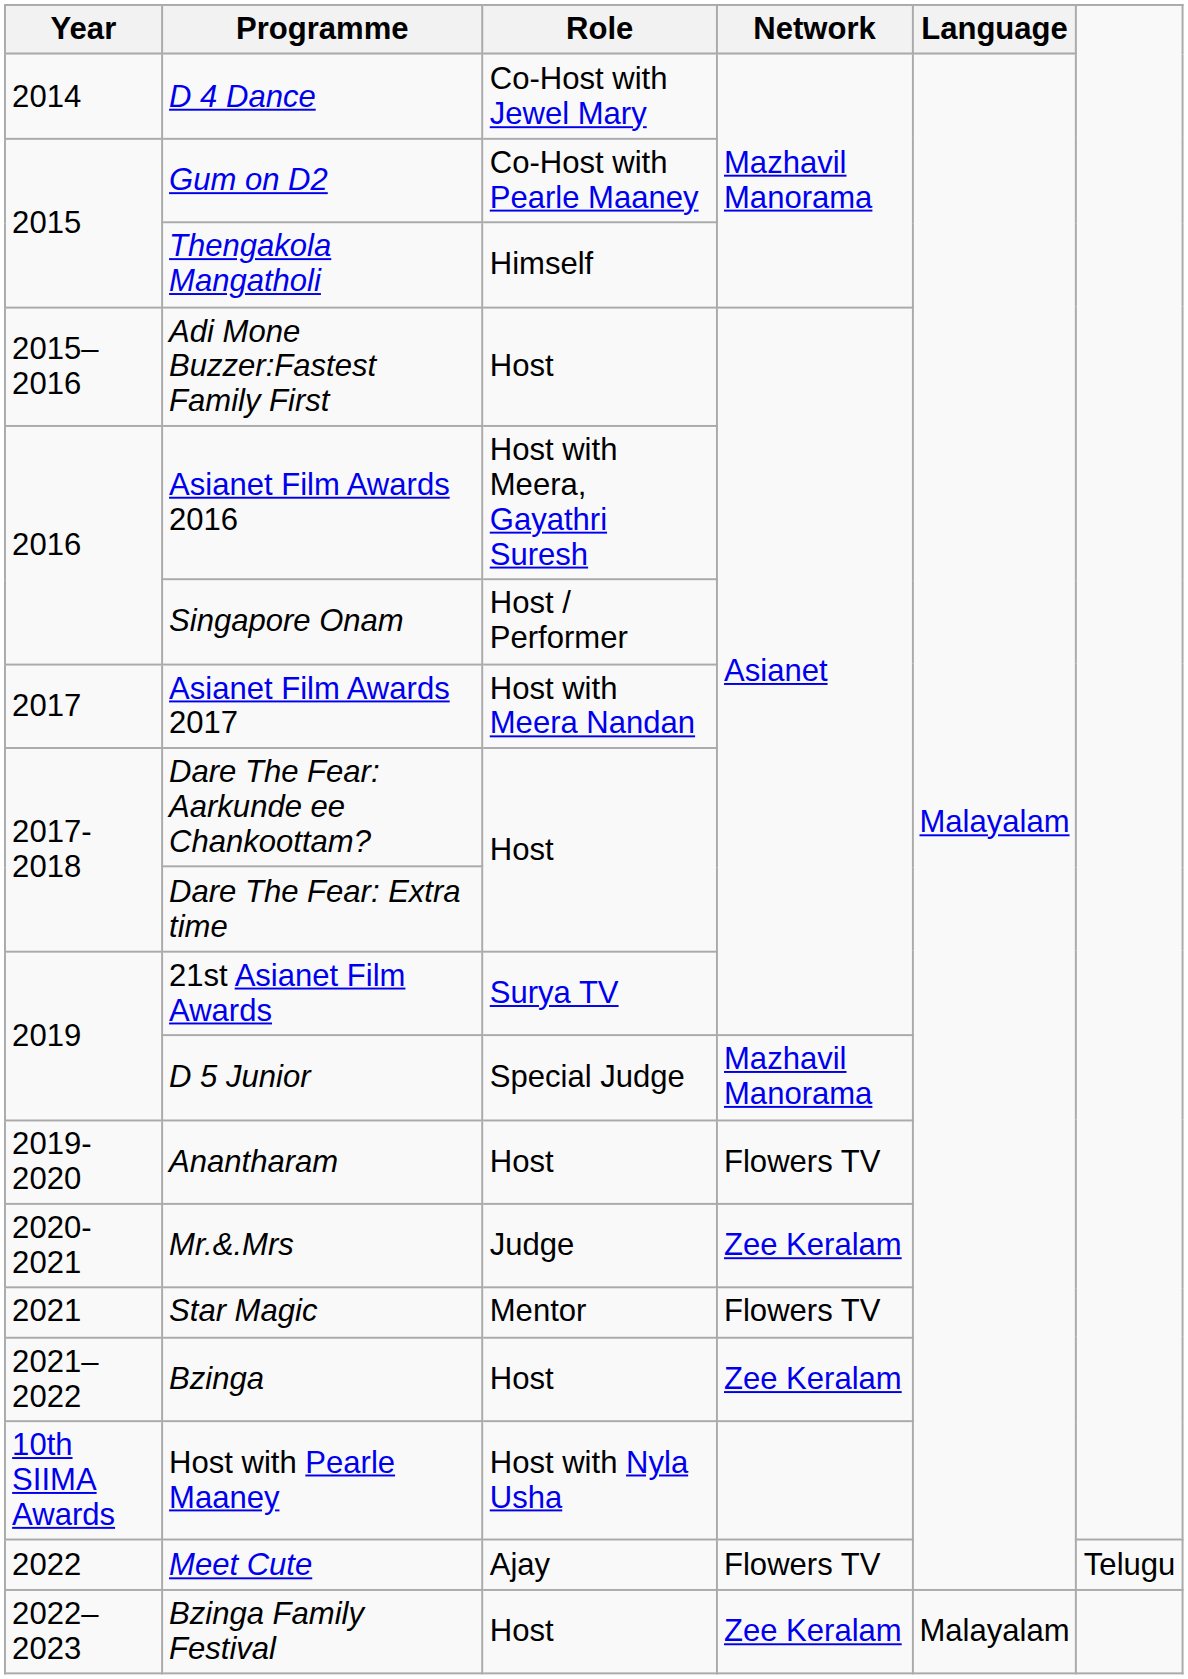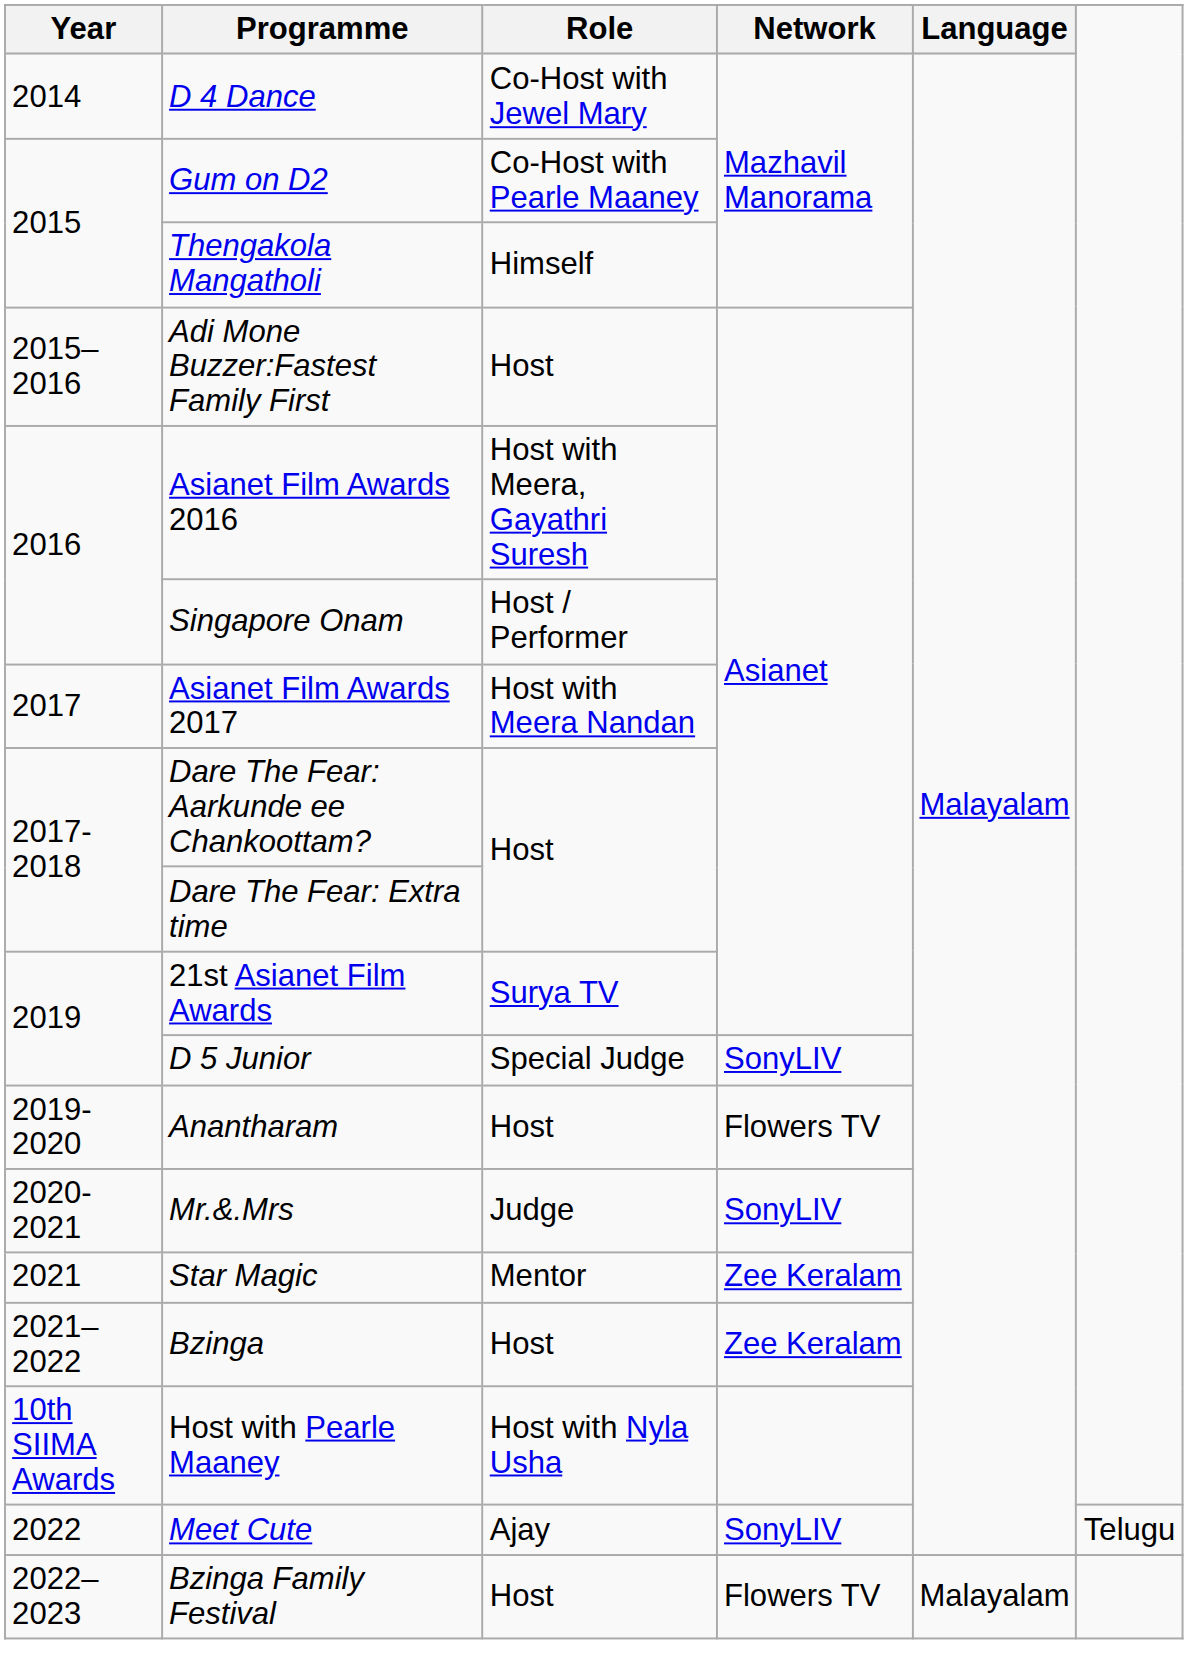(798, 1076) Mazhavil Manorama -> (783, 1059) SonyLIV
(813, 1245) Zee Keralam -> (783, 1210) SonyLIV
(802, 1311) Flowers TV -> (813, 1277) Zee Keralam
(802, 1564) Flowers TV -> (783, 1529) SonyLIV
(813, 1631) Zee Keralam -> (802, 1596) Flowers TV
